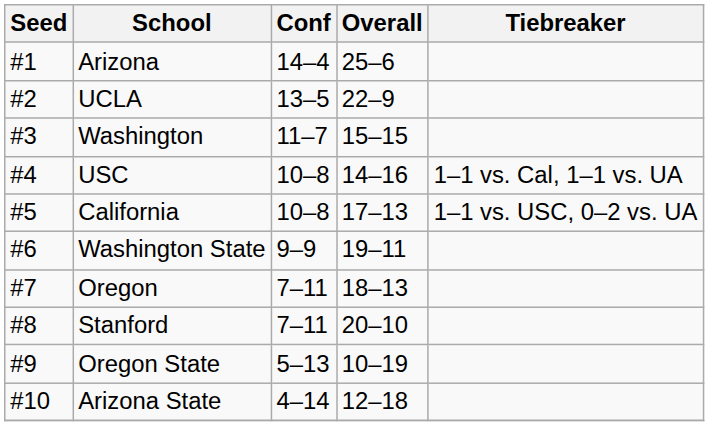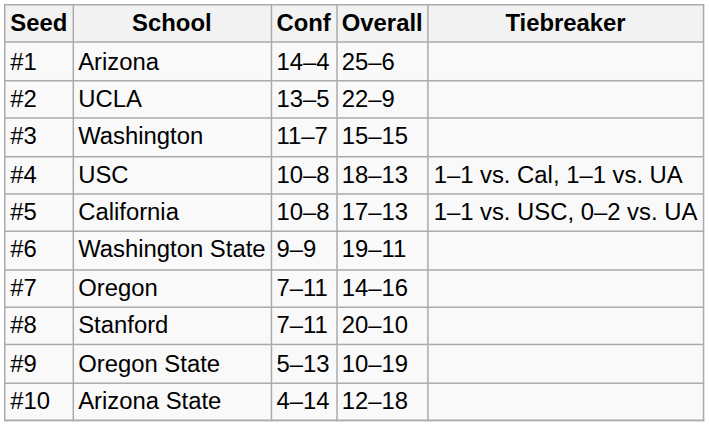(375, 174) 14–16 -> (375, 174) 18–13
(375, 288) 18–13 -> (375, 288) 14–16
